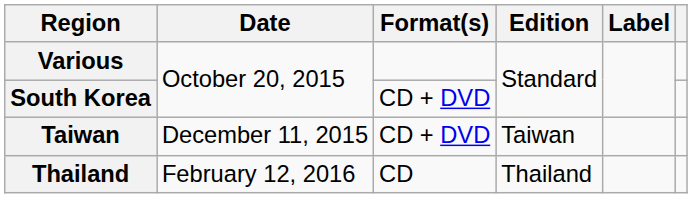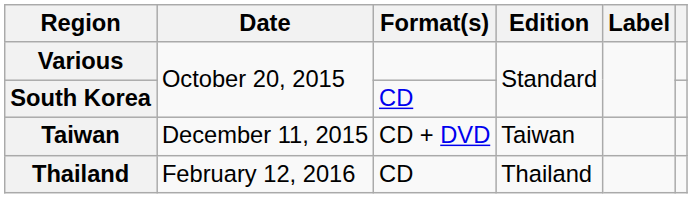(435, 98) CD + DVD -> (396, 98) CD
